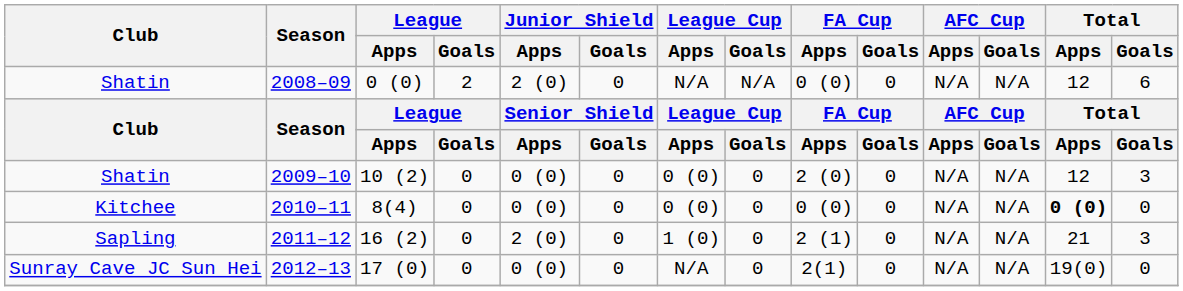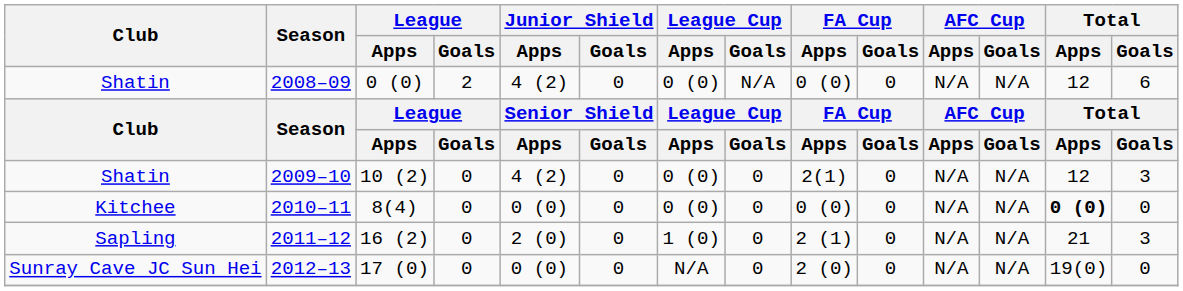(539, 83) 2 (0) -> (539, 83) 4 (2)
(691, 83) N/A -> (691, 83) 0 (0)
(539, 176) 0 (0) -> (539, 176) 4 (2)
(824, 176) 2 (0) -> (824, 176) 2(1)
(824, 269) 2(1) -> (824, 269) 2 (0)
